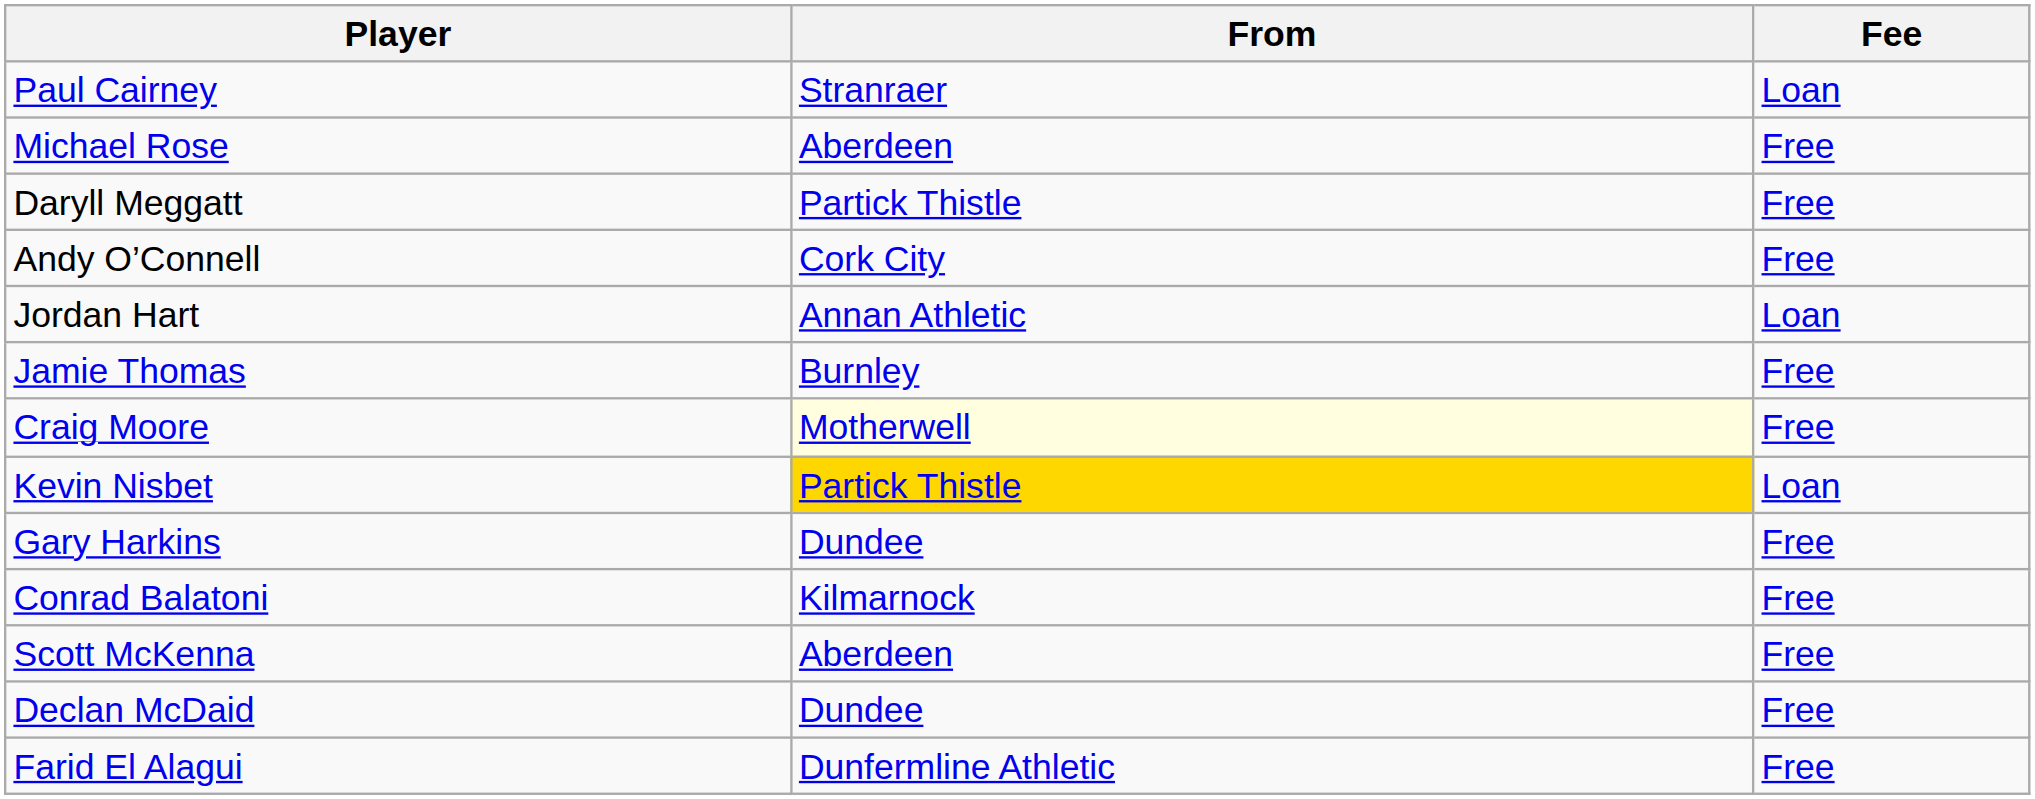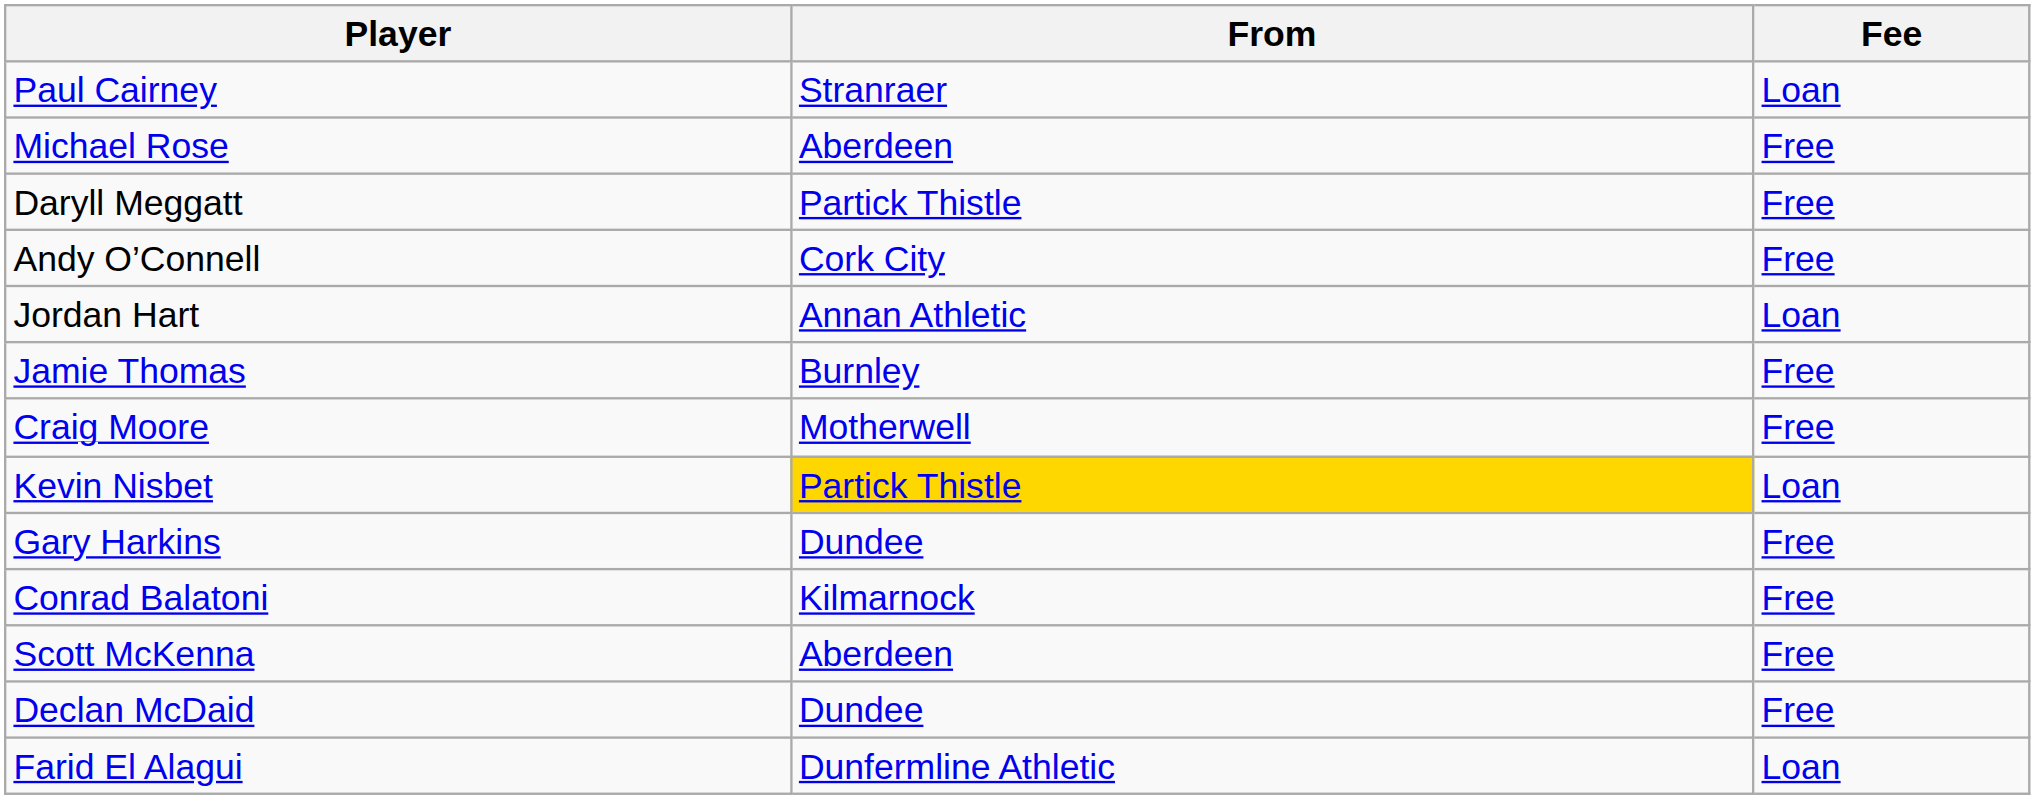(885, 428) lightyellow background -> (885, 428) no background
(1798, 765) Free -> (1801, 765) Loan
